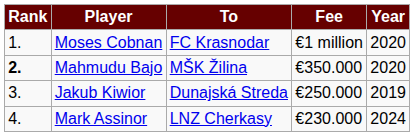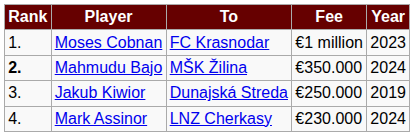(388, 42) 2020 -> (388, 42) 2023
(388, 67) 2020 -> (388, 67) 2024
